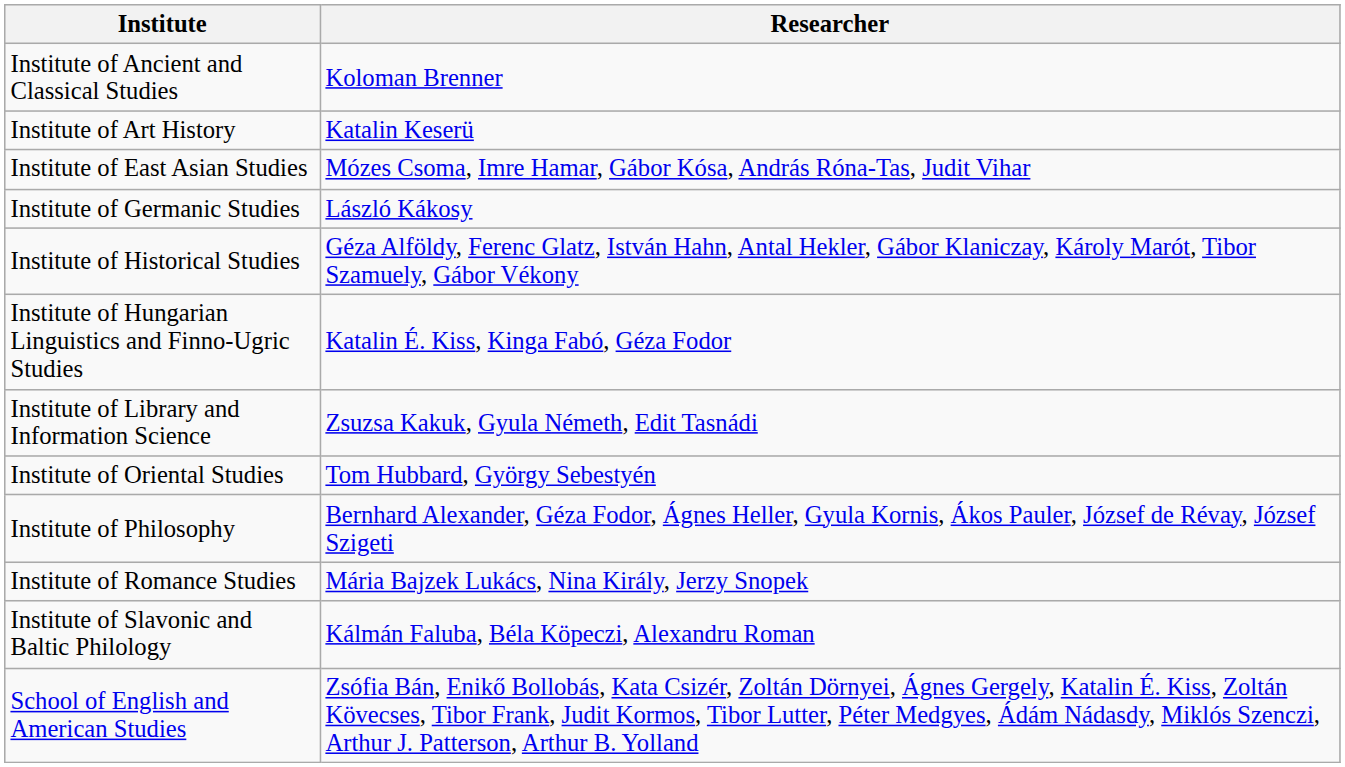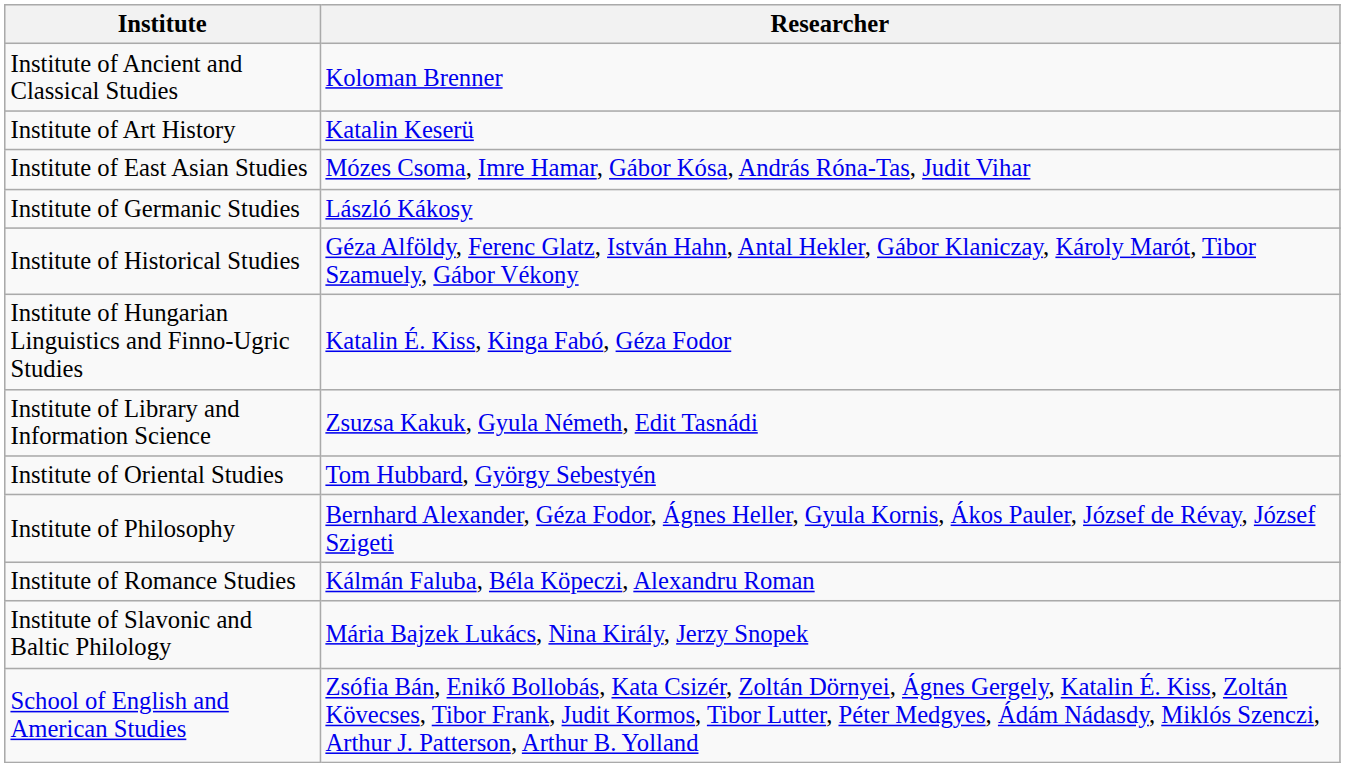(567, 581) Mária Bajzek Lukács, Nina Király, Jerzy Snopek -> (570, 581) Kálmán Faluba, Béla Köpeczi, Alexandru Roman
(570, 634) Kálmán Faluba, Béla Köpeczi, Alexandru Roman -> (567, 634) Mária Bajzek Lukács, Nina Király, Jerzy Snopek
